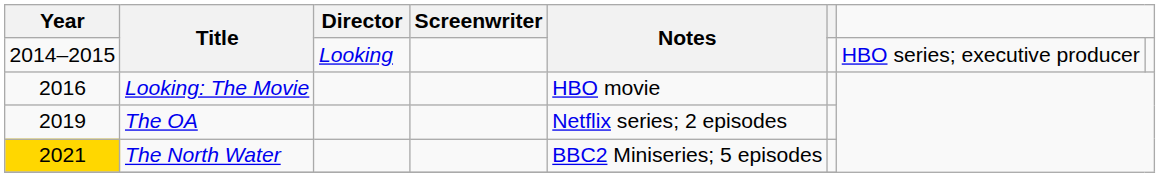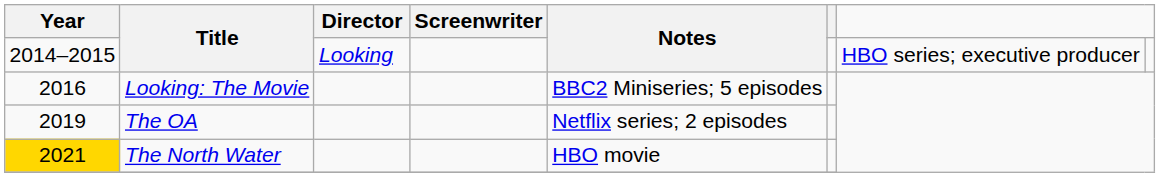(606, 88) HBO movie -> (687, 88) BBC2 Miniseries; 5 episodes
(687, 155) BBC2 Miniseries; 5 episodes -> (606, 155) HBO movie
